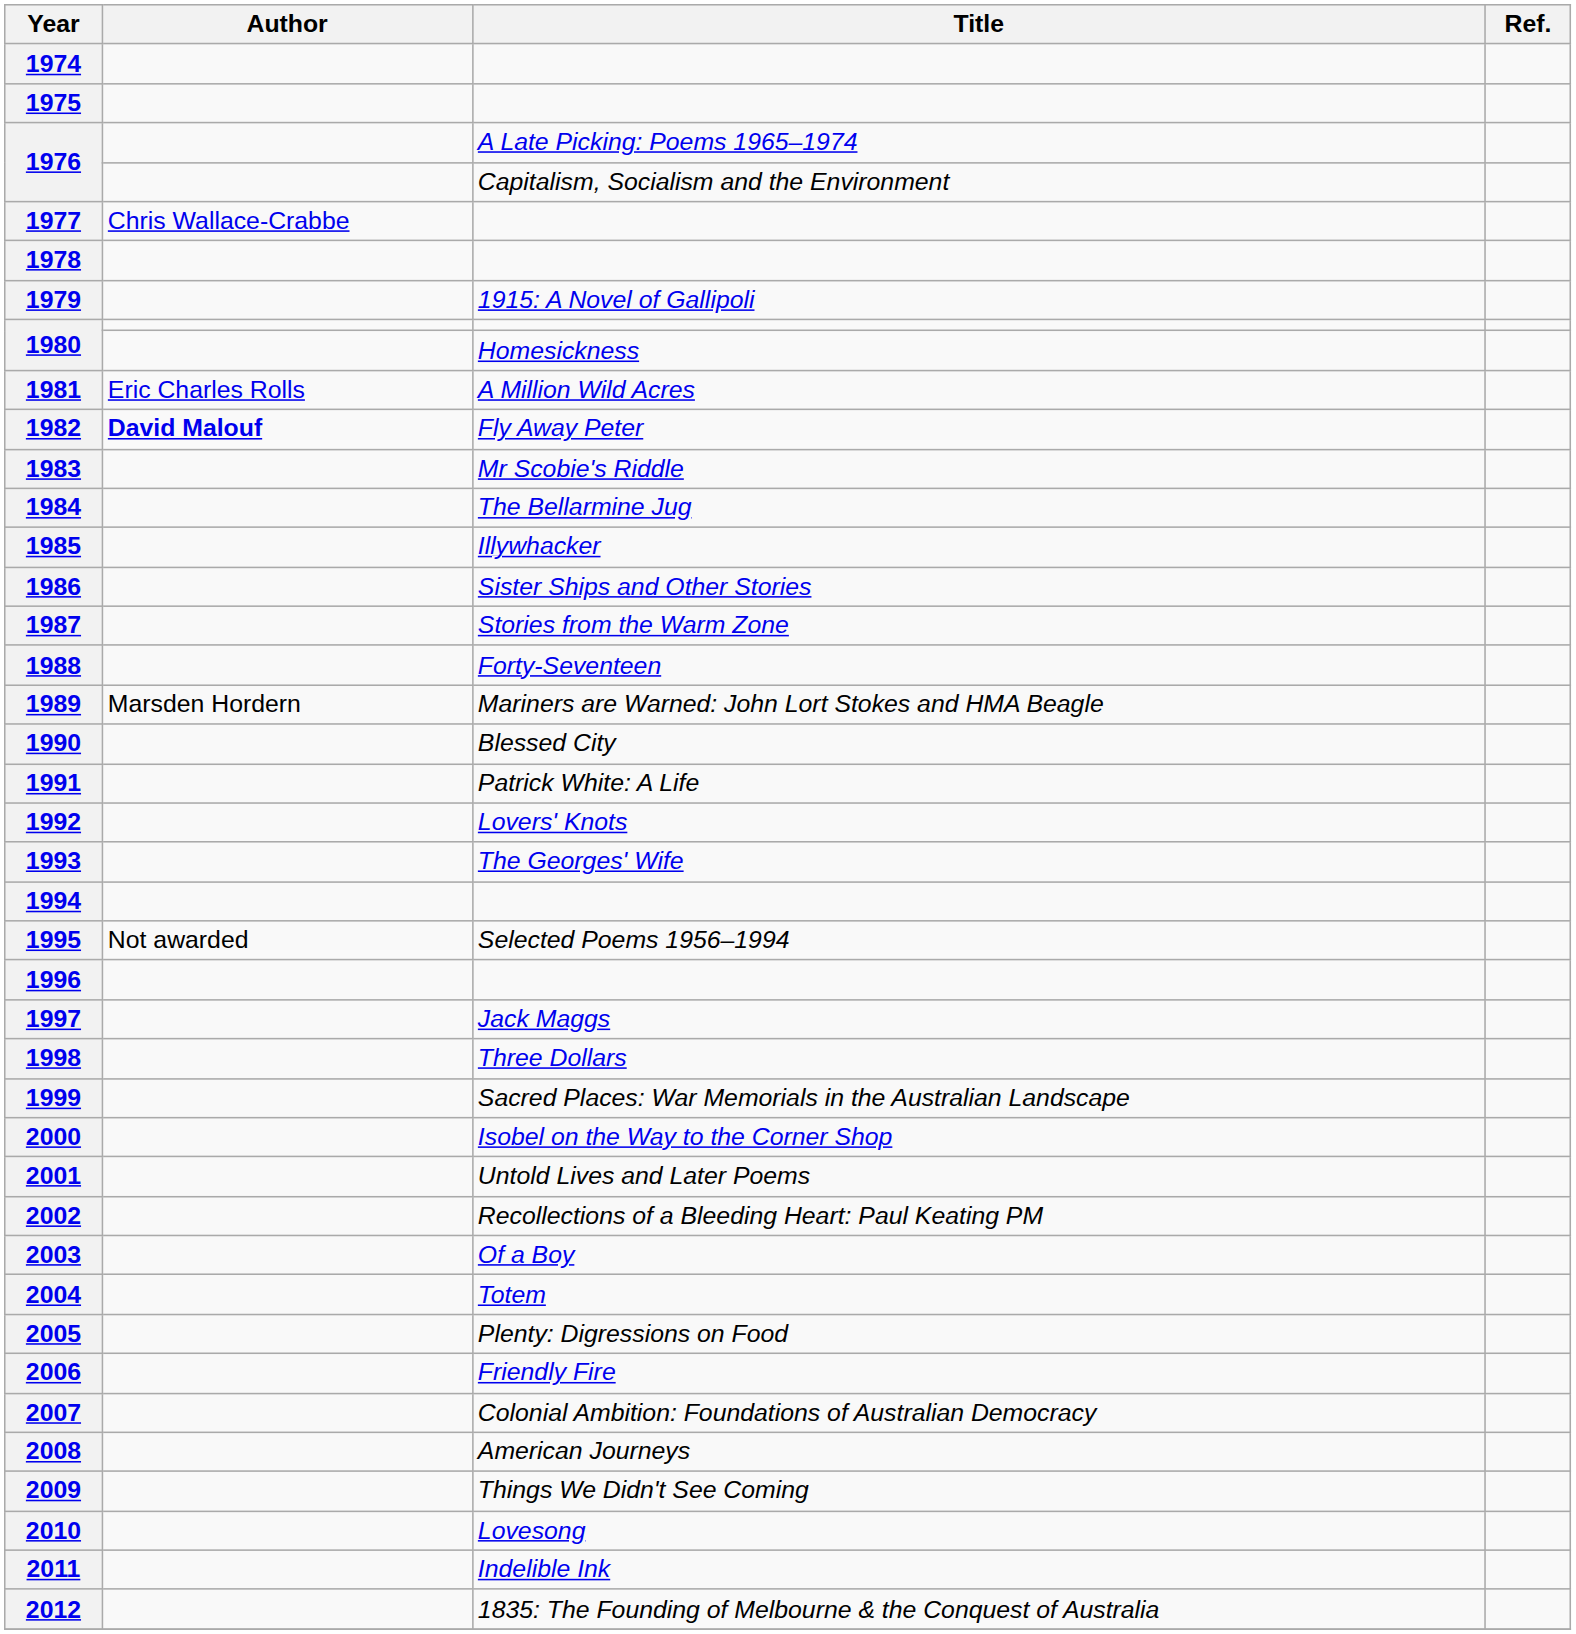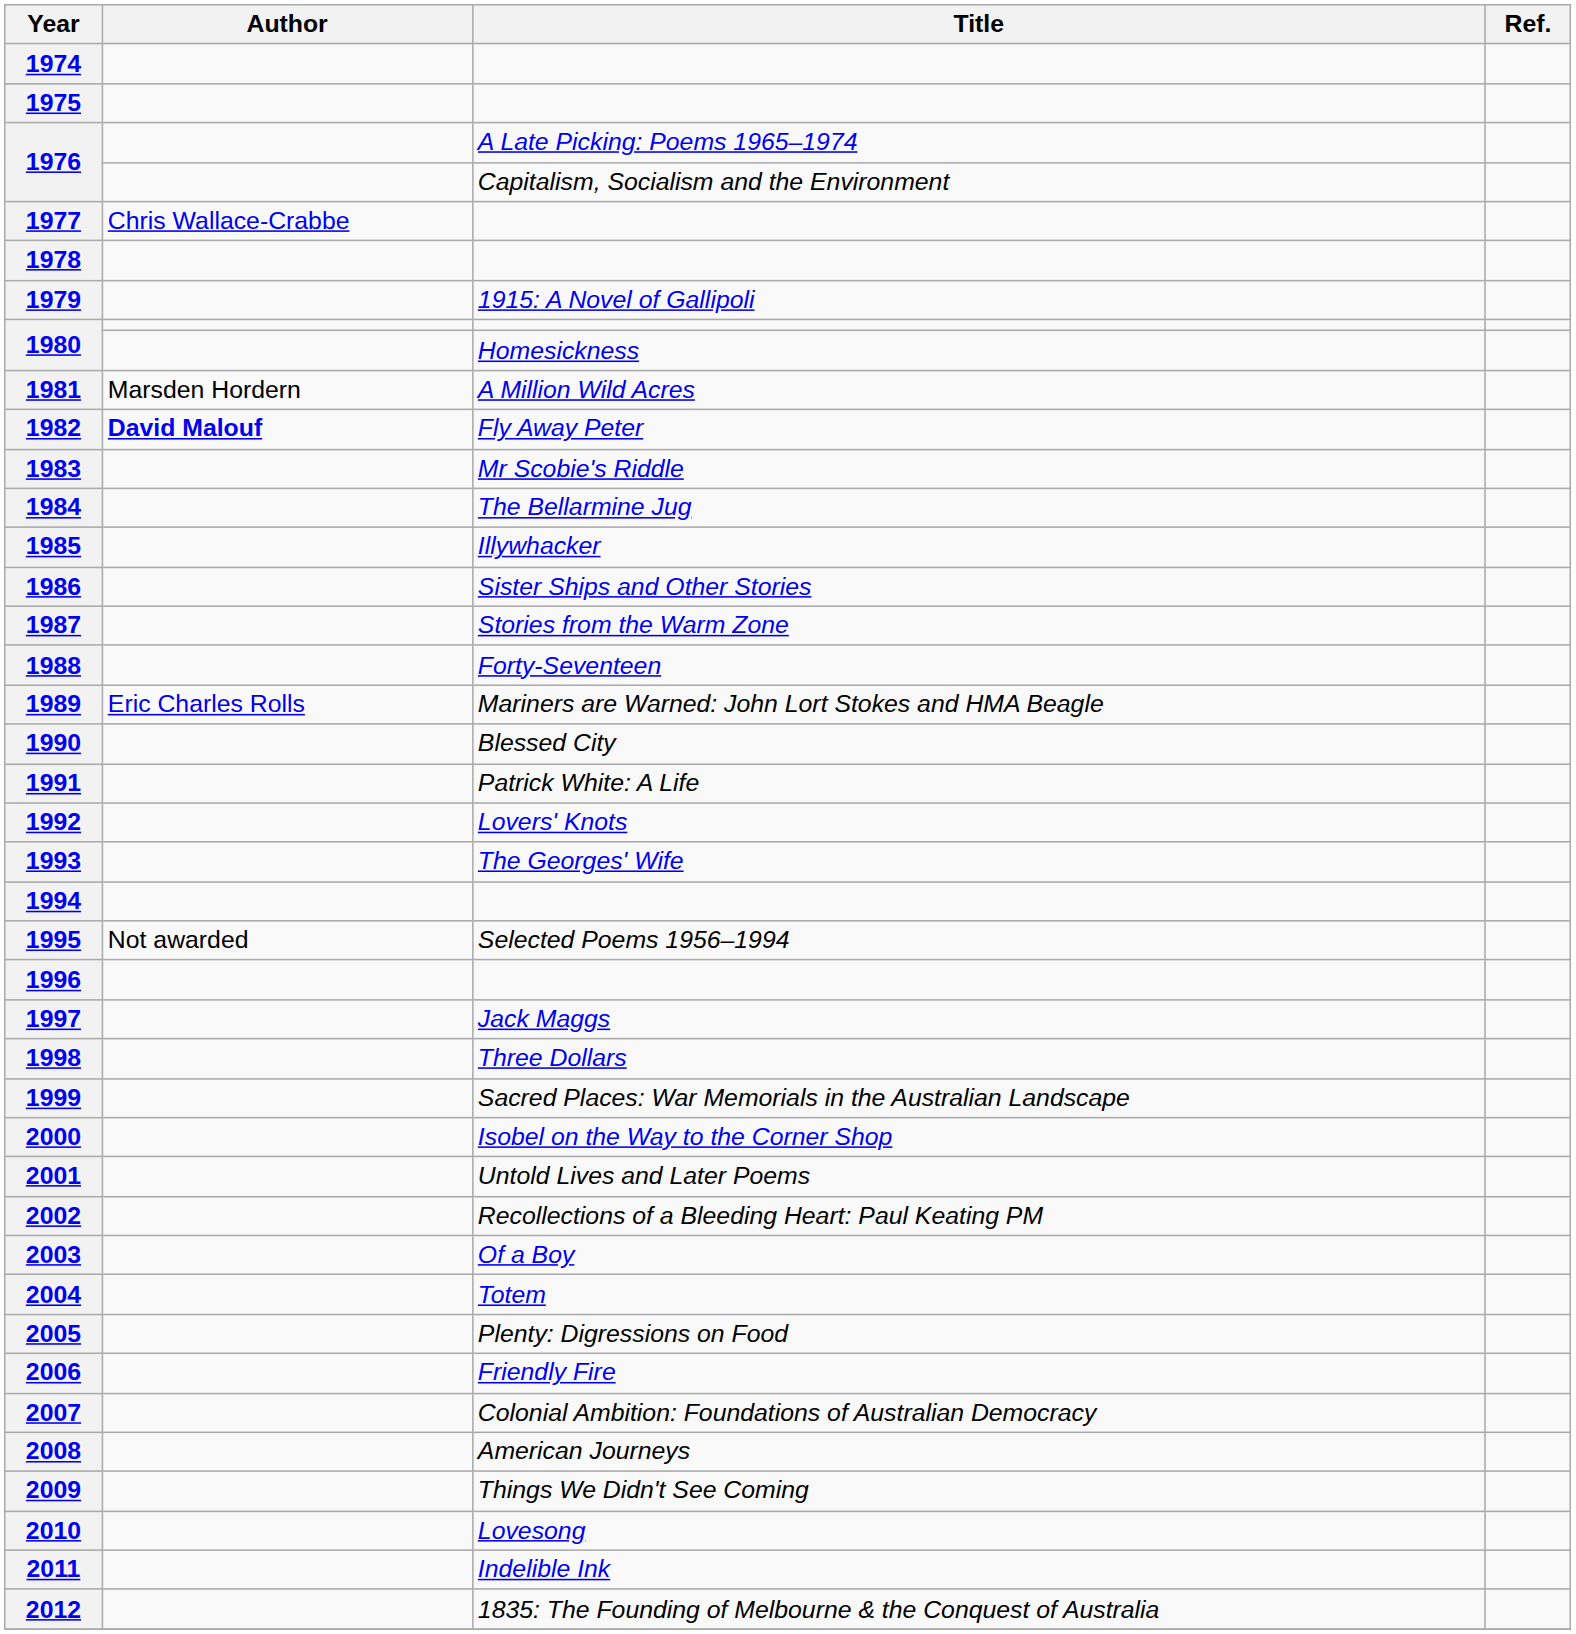(206, 389) Eric Charles Rolls -> (204, 389) Marsden Hordern
(204, 704) Marsden Hordern -> (206, 704) Eric Charles Rolls
